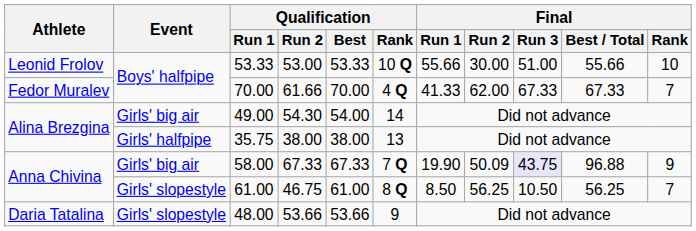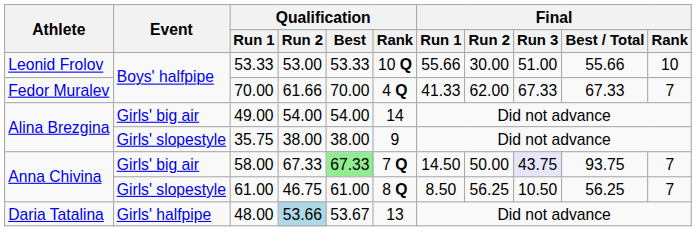(302, 115) 54.30 -> (302, 115) 54.00
(164, 140) Girls' halfpipe -> (171, 140) Girls' slopestyle
(395, 140) 13 -> (395, 140) 9
(350, 165) no background -> (350, 165) lightgreen background
(441, 165) 19.90 -> (441, 165) 14.50
(489, 165) 50.09 -> (489, 165) 50.00
(605, 165) 96.88 -> (605, 165) 93.75
(670, 165) 9 -> (670, 165) 7
(171, 214) Girls' slopestyle -> (164, 214) Girls' halfpipe
(302, 214) no background -> (302, 214) lightblue background
(350, 214) 53.66 -> (350, 214) 53.67
(395, 214) 9 -> (395, 214) 13
